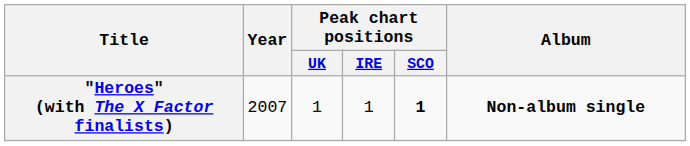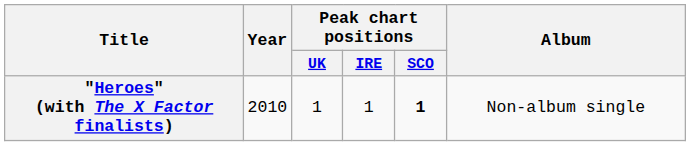(267, 108) 2007 -> (267, 108) 2010
(566, 108) bold -> (566, 108) normal
